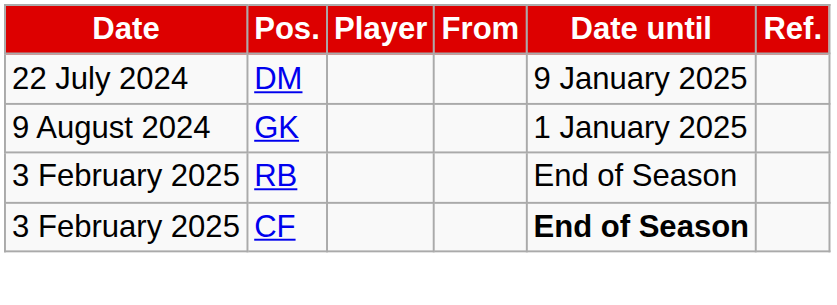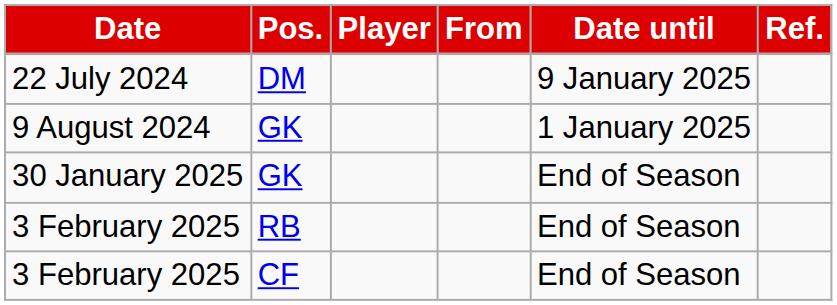+ row: (128, 176)
(641, 226) bold -> (639, 275) normal
